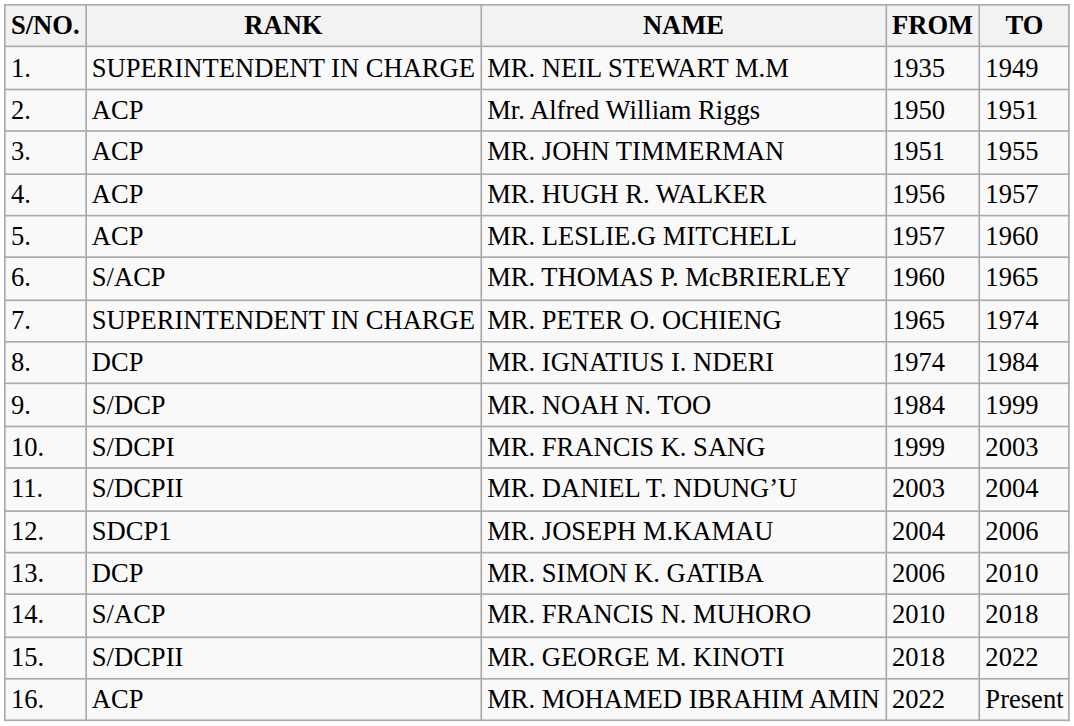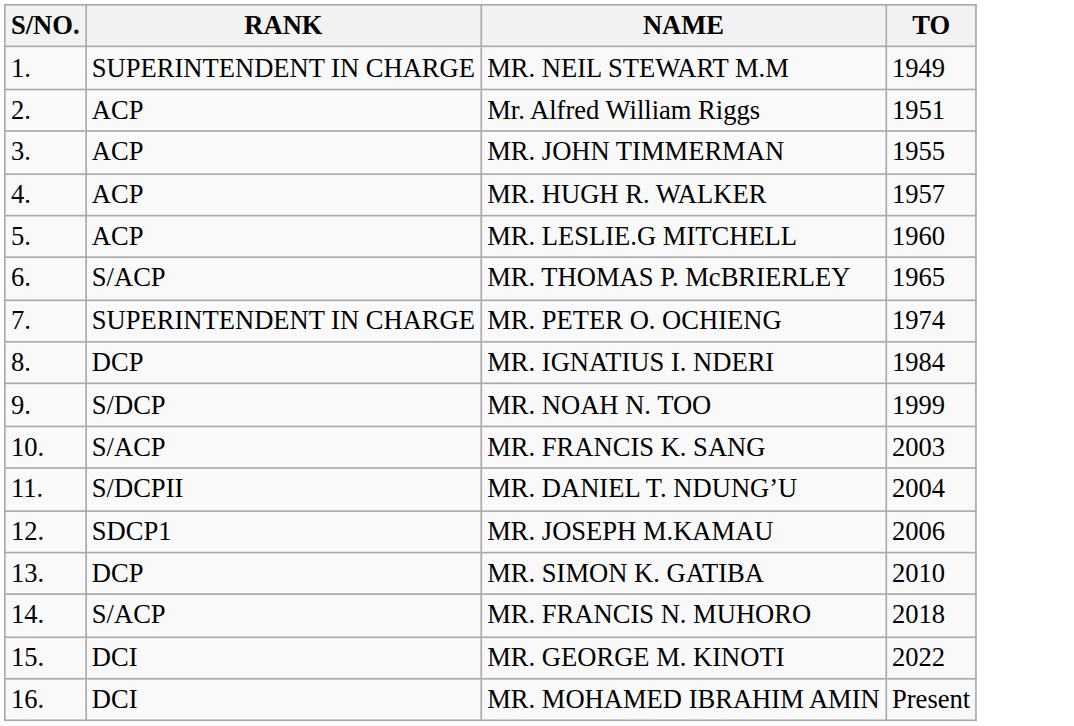- column: (933, 25)
(133, 446) S/DCPI -> (129, 446) S/ACP
(138, 657) S/DCPII -> (115, 657) DCI
(118, 699) ACP -> (115, 699) DCI
